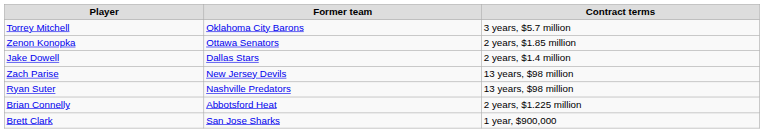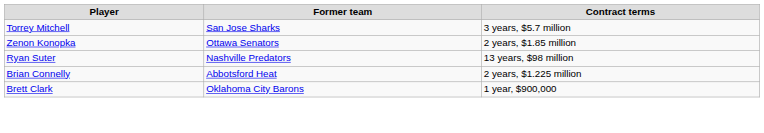(255, 27) Oklahoma City Barons -> (243, 27) San Jose Sharks
- row: (33, 58)
- row: (33, 74)
(243, 120) San Jose Sharks -> (255, 89) Oklahoma City Barons
